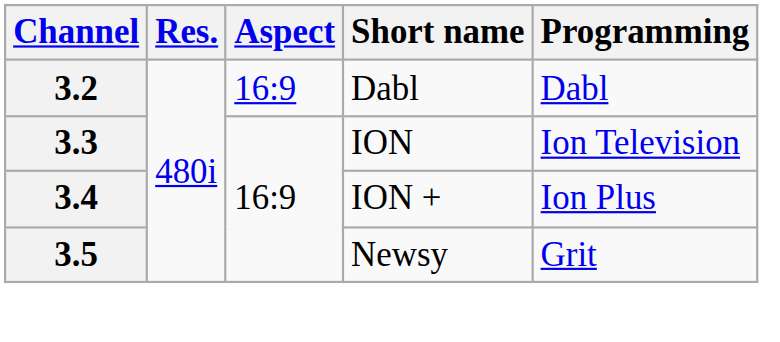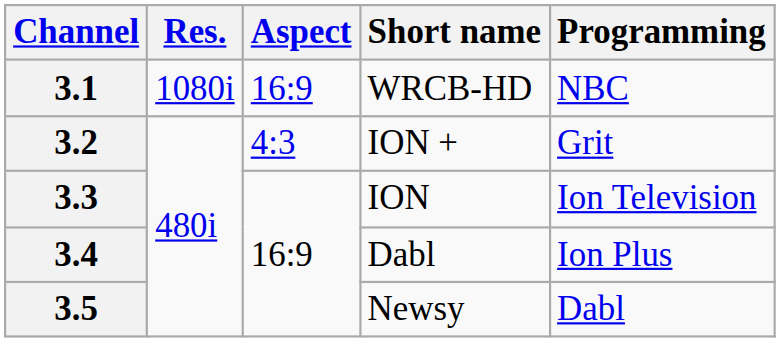+ row: (76, 87)
(265, 87) 16:9 -> (273, 142) 4:3
(385, 87) Dabl -> (413, 142) ION +
(575, 87) Dabl -> (585, 142) Grit
(396, 198) ION + -> (401, 253) Dabl
(569, 253) Grit -> (591, 308) Dabl
